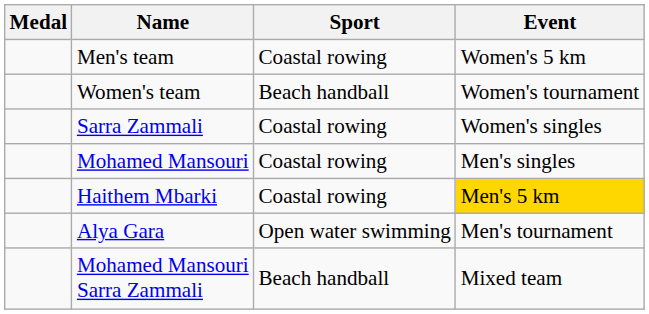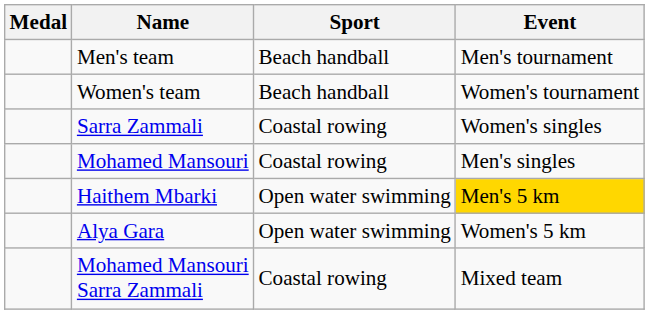(323, 56) Coastal rowing -> (324, 56) Beach handball
(523, 56) Women's 5 km -> (537, 56) Men's tournament
(323, 196) Coastal rowing -> (355, 196) Open water swimming
(537, 231) Men's tournament -> (523, 231) Women's 5 km
(324, 278) Beach handball -> (323, 278) Coastal rowing
